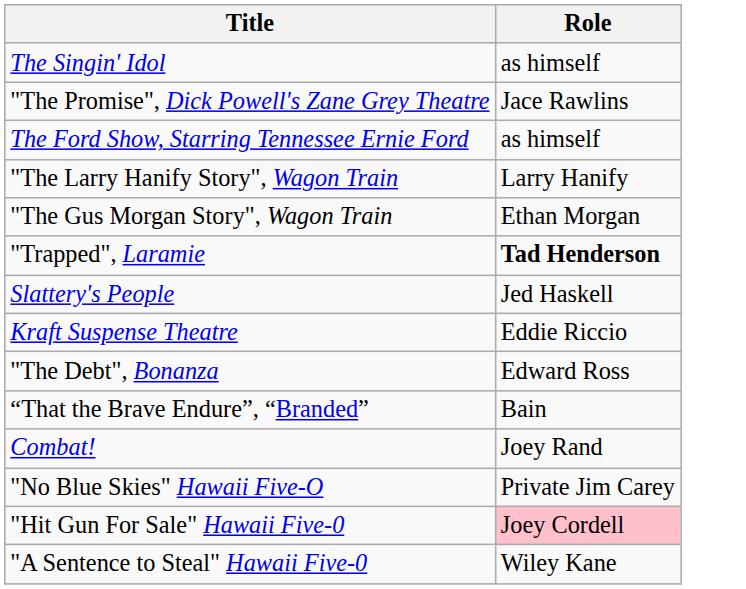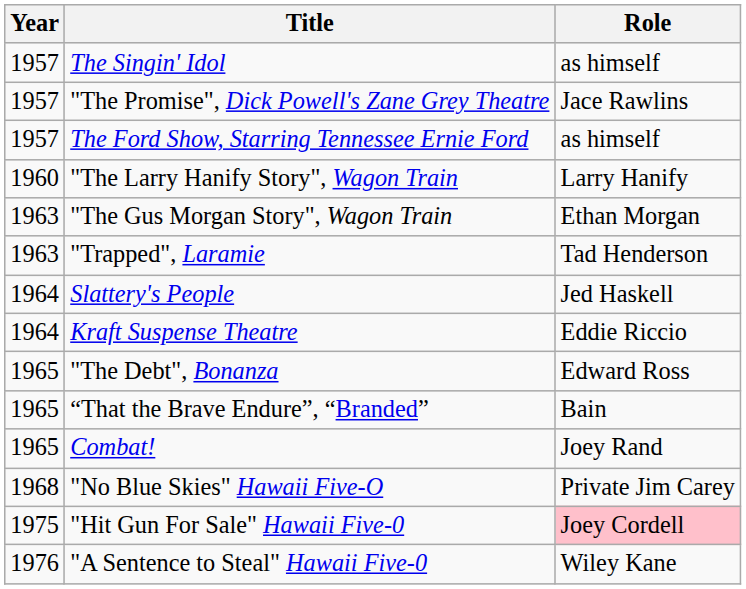+ column: (35, 23)
(580, 255) bold -> (634, 255) normal
